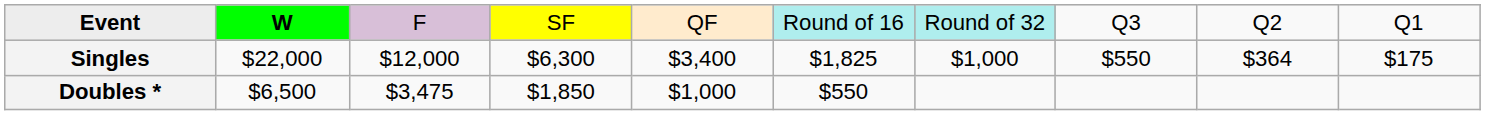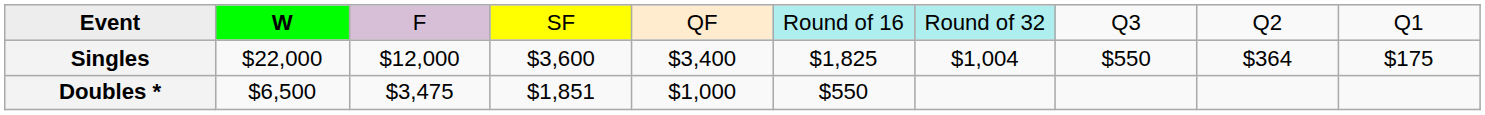(561, 58) $6,300 -> (561, 58) $3,600
(985, 58) $1,000 -> (985, 58) $1,004
(561, 93) $1,850 -> (561, 93) $1,851
